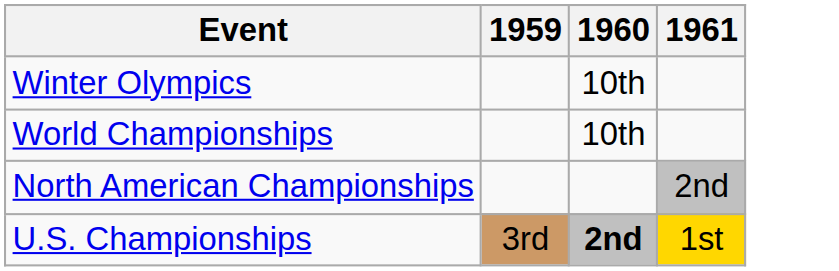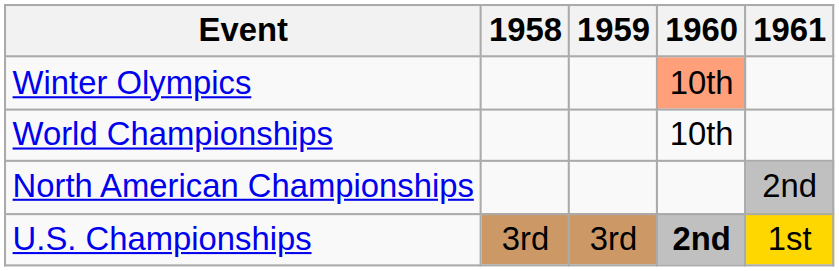+ column: (525, 30)
(614, 82) no background -> (702, 82) lightsalmon background
